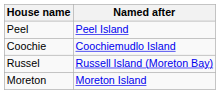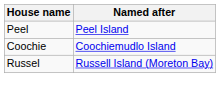- row: (26, 81)
